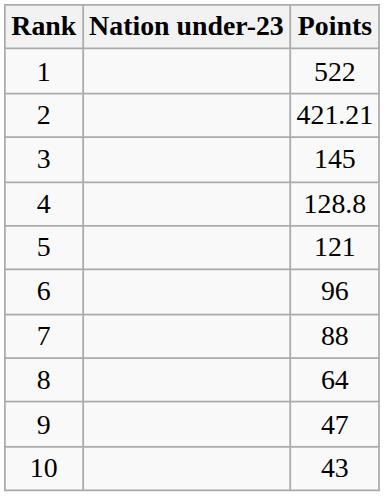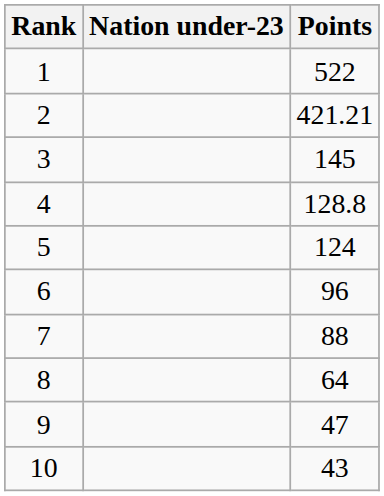(335, 247) 121 -> (335, 247) 124
